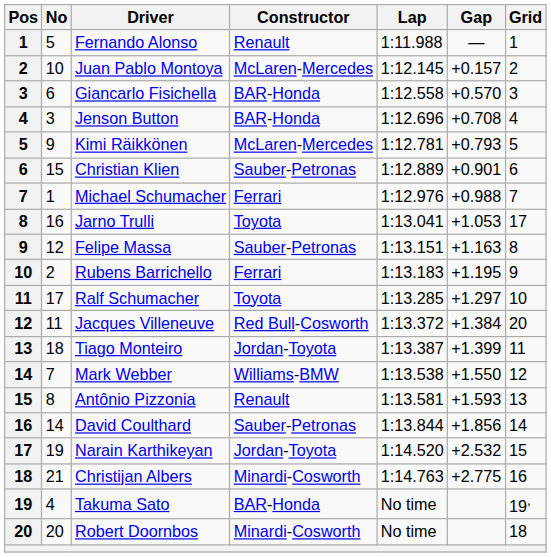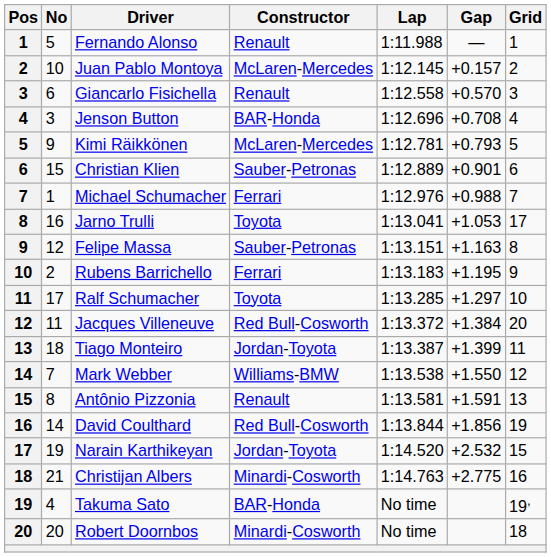(277, 93) BAR-Honda -> (262, 93) Renault
(476, 400) +1.593 -> (476, 400) +1.591
(295, 425) Sauber-Petronas -> (301, 425) Red Bull-Cosworth
(518, 425) 14 -> (518, 425) 19
